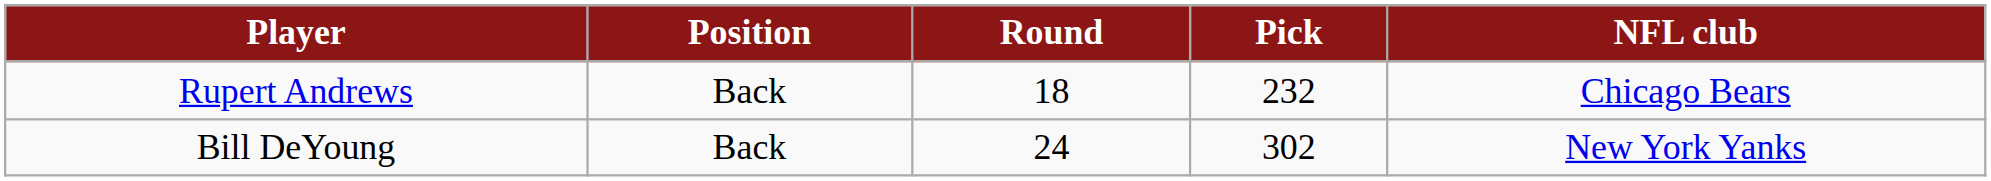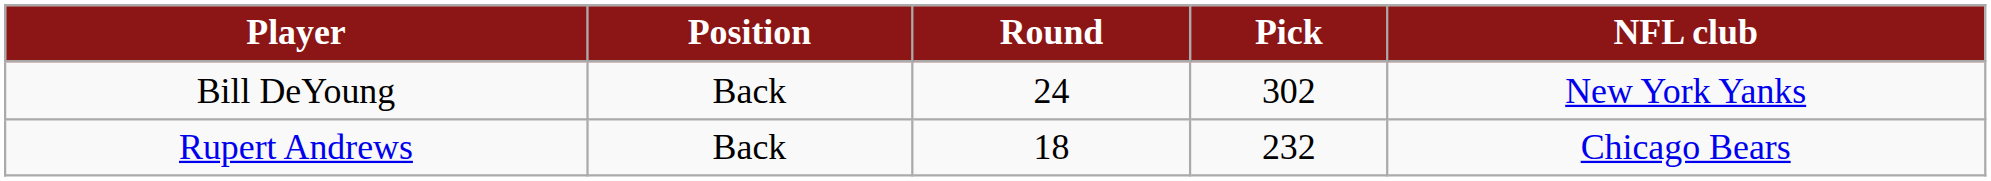rows swapped: (296, 89) <-> (296, 146)
